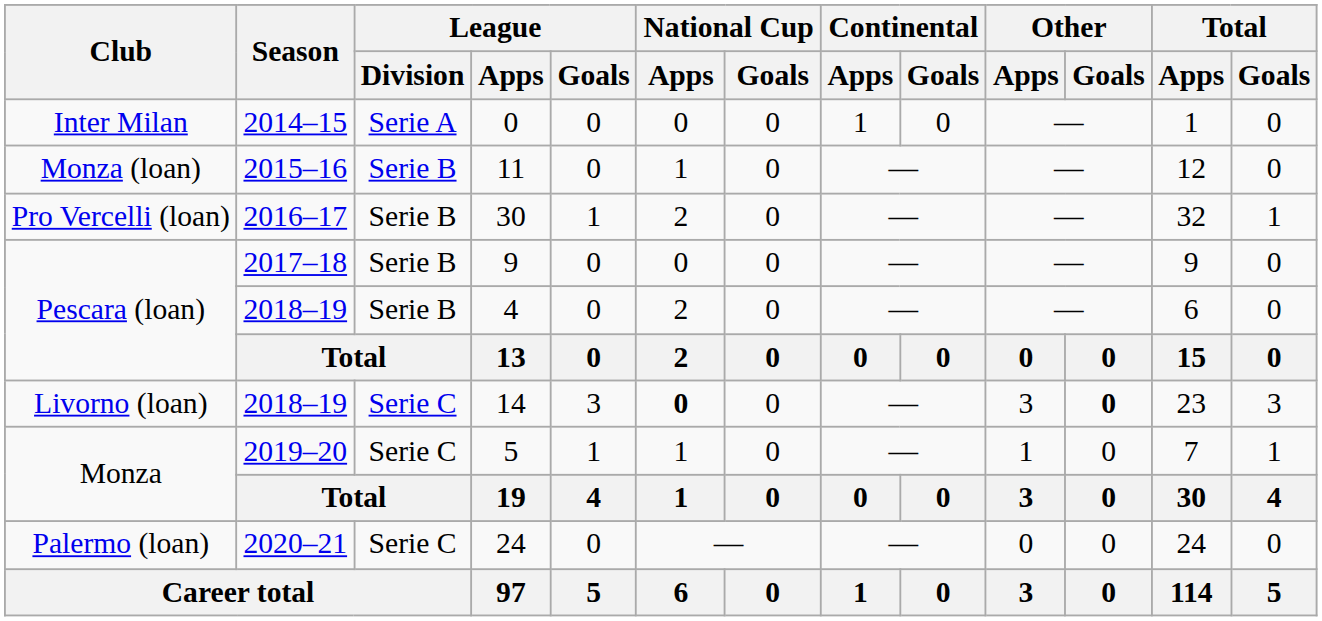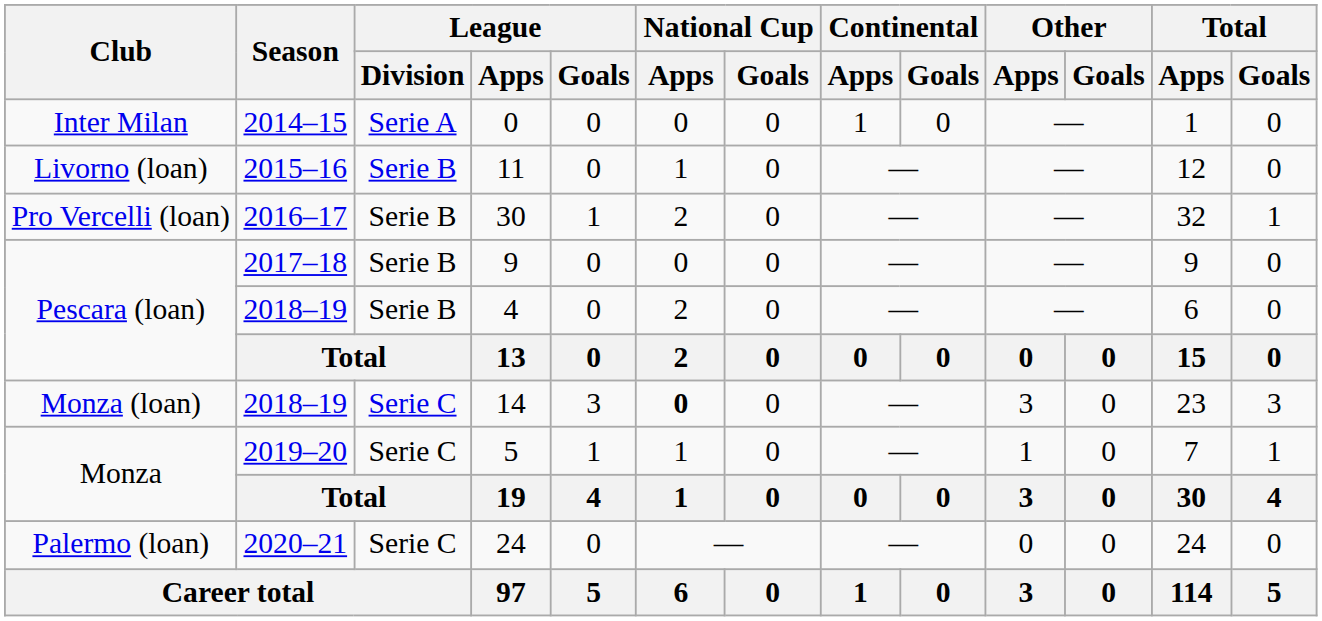(121, 168) Monza (loan) -> (121, 168) Livorno (loan)
(121, 403) Livorno (loan) -> (121, 403) Monza (loan)
(1109, 403) bold -> (1109, 403) normal
